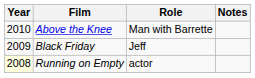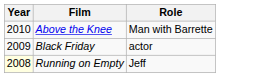- column: (233, 13)
(137, 47) Jeff -> (141, 47) actor
(141, 64) actor -> (137, 64) Jeff
